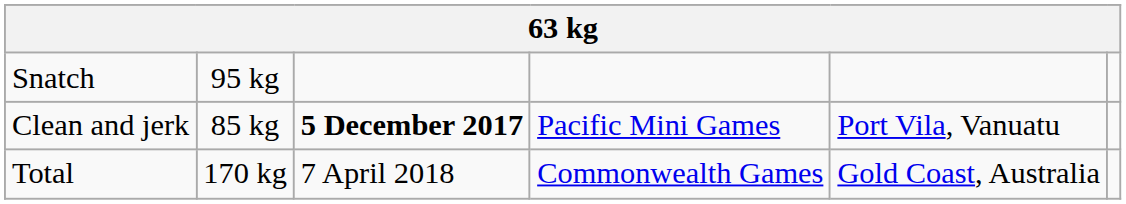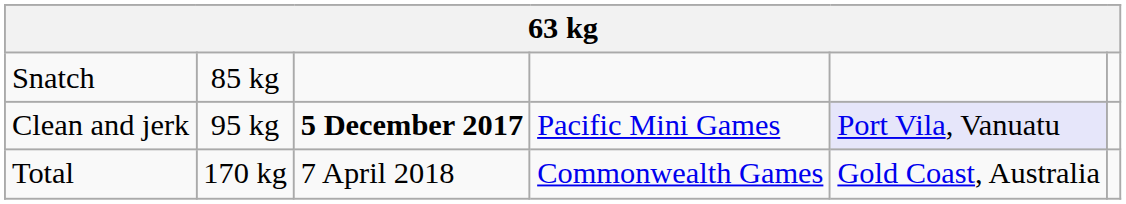(245, 76) 95 kg -> (245, 76) 85 kg
(245, 125) 85 kg -> (245, 125) 95 kg
(949, 125) no background -> (949, 125) lavender background
